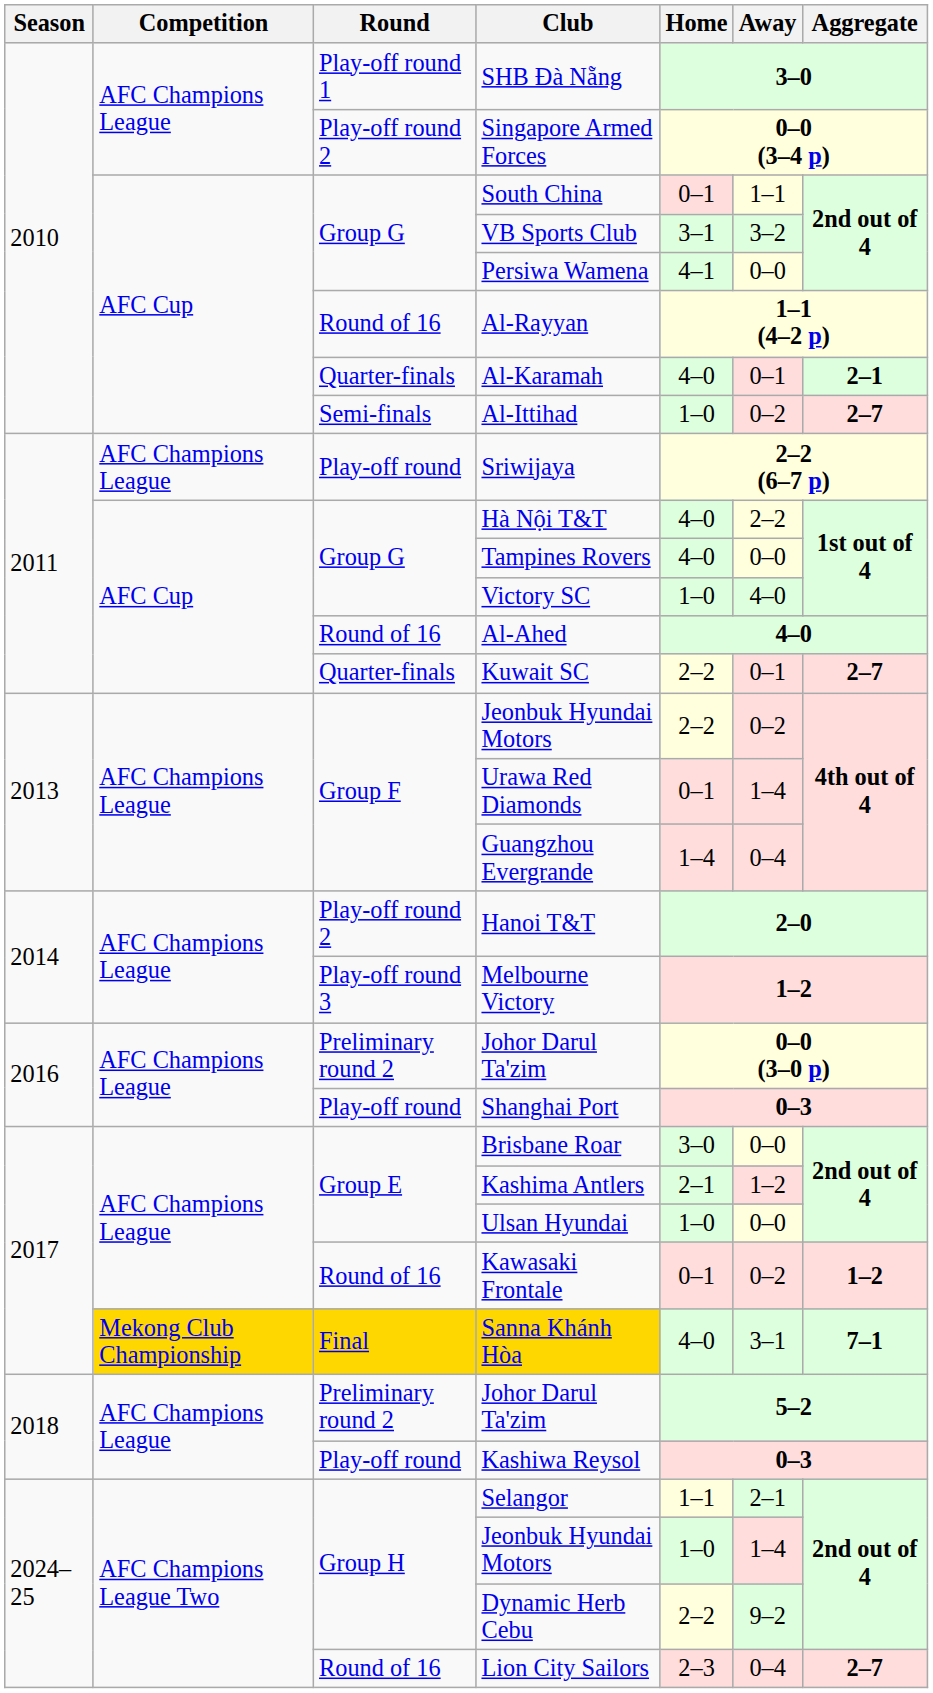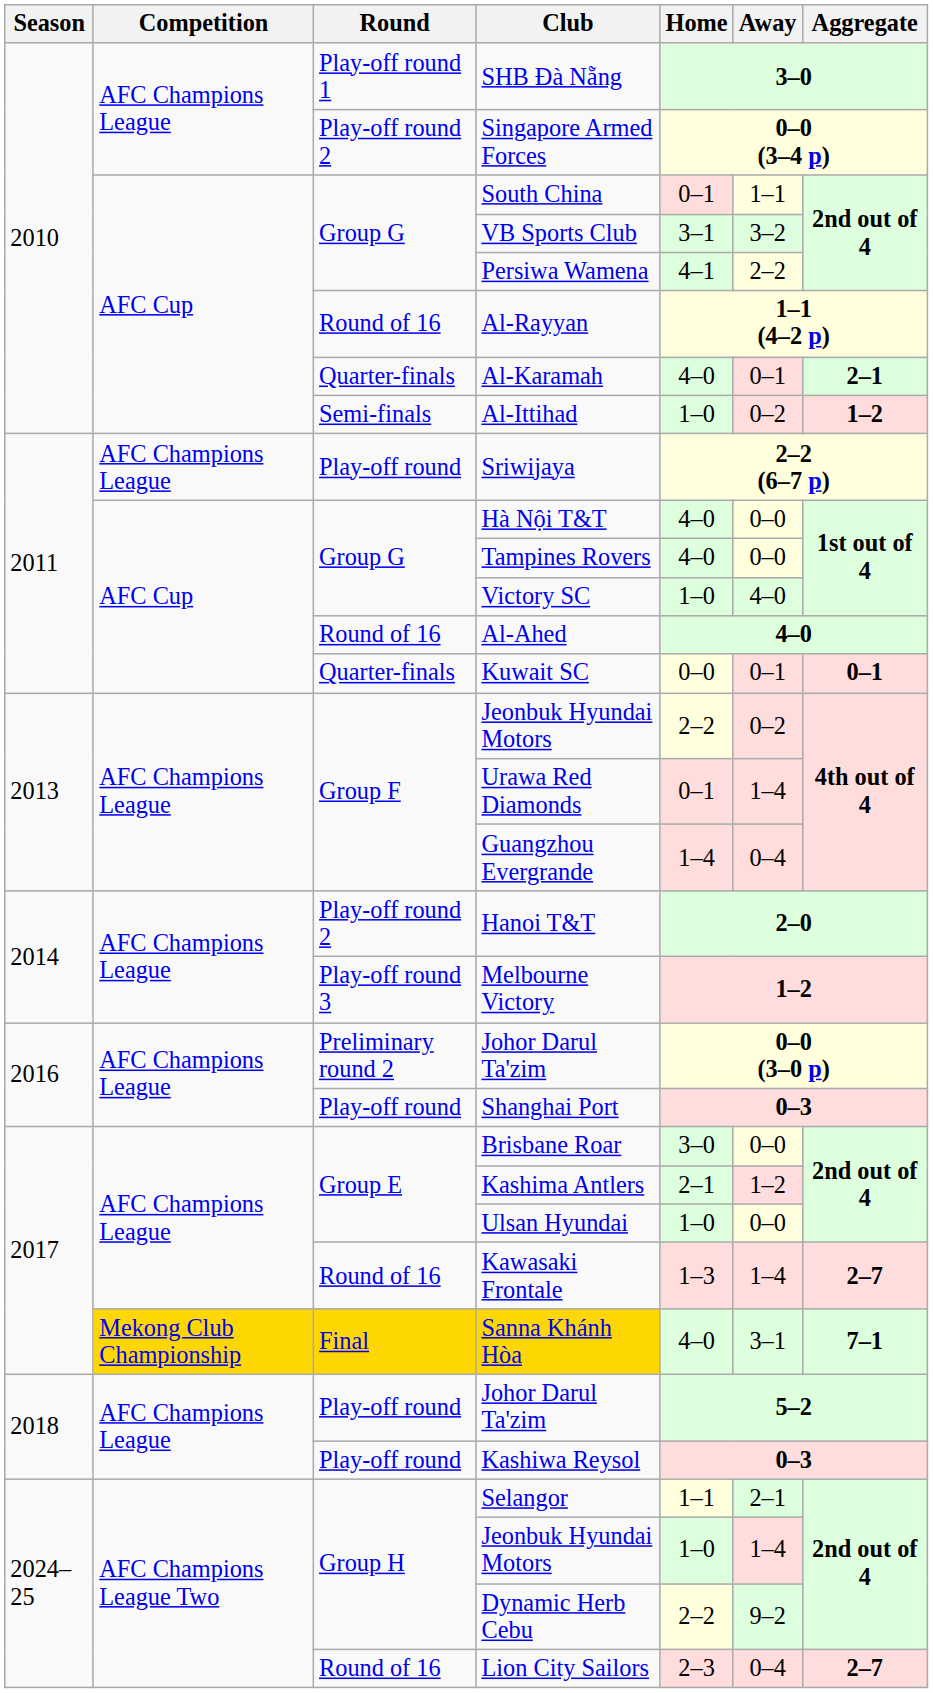(768, 271) 0–0 -> (768, 271) 2–2
(865, 414) 2–7 -> (865, 414) 1–2
(768, 518) 2–2 -> (768, 518) 0–0
(697, 673) 2–2 -> (697, 673) 0–0
(865, 673) 2–7 -> (865, 673) 0–1
(697, 1275) 0–1 -> (697, 1275) 1–3
(768, 1275) 0–2 -> (768, 1275) 1–4
(865, 1275) 1–2 -> (865, 1275) 2–7
(376, 1407) Preliminary round 2 -> (390, 1407) Play-off round
